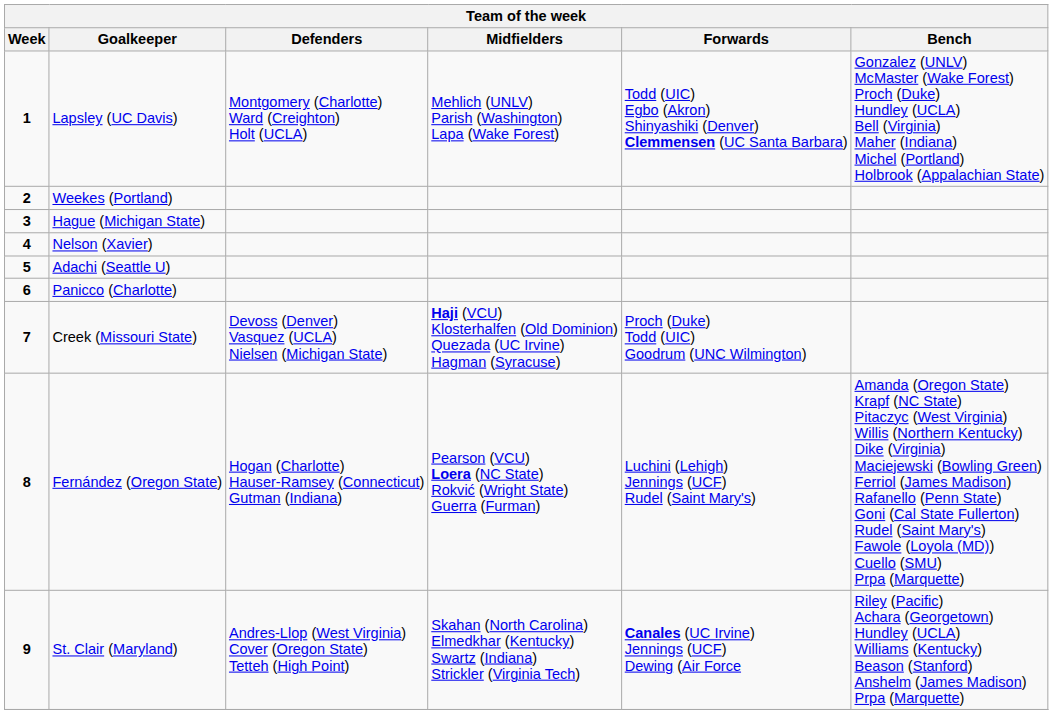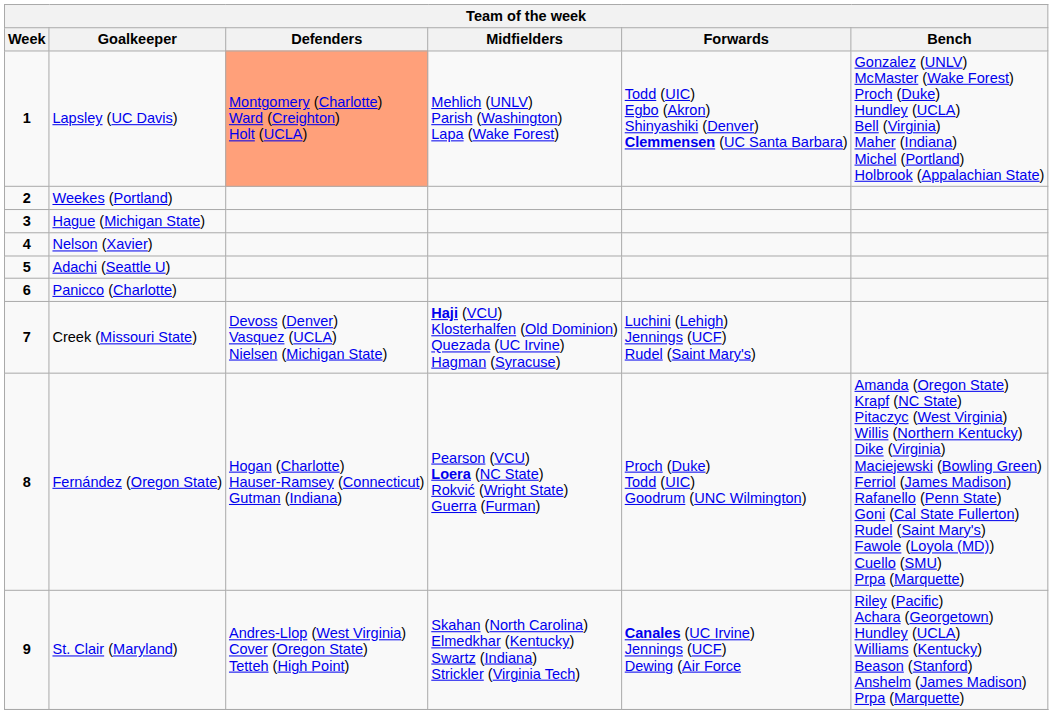(306, 119) no background -> (306, 119) lightsalmon background
(716, 338) Proch (Duke) Todd (UIC) Goodrum (UNC Wilmington) -> (690, 338) Luchini (Lehigh) Jennings (UCF) Rudel (Saint Mary's)
(690, 482) Luchini (Lehigh) Jennings (UCF) Rudel (Saint Mary's) -> (716, 482) Proch (Duke) Todd (UIC) Goodrum (UNC Wilmington)
